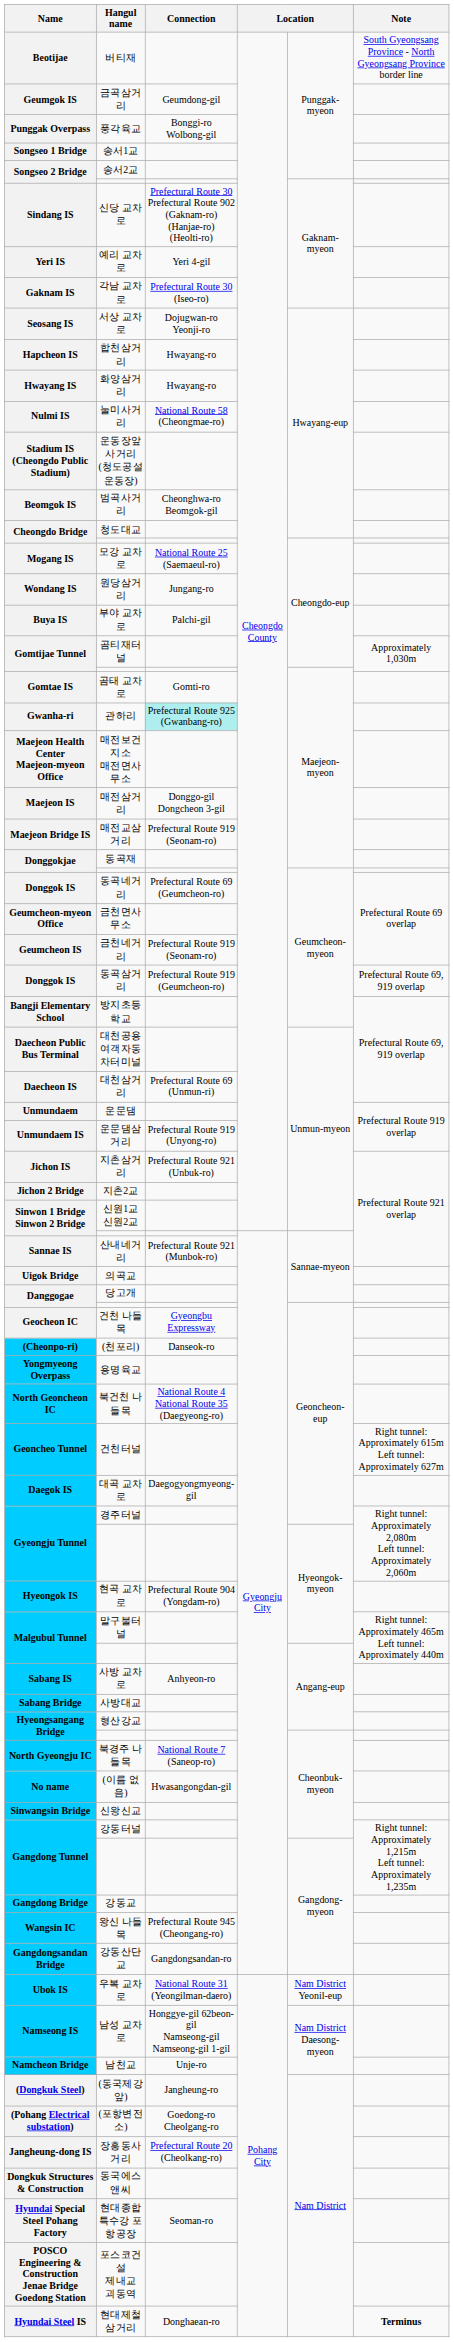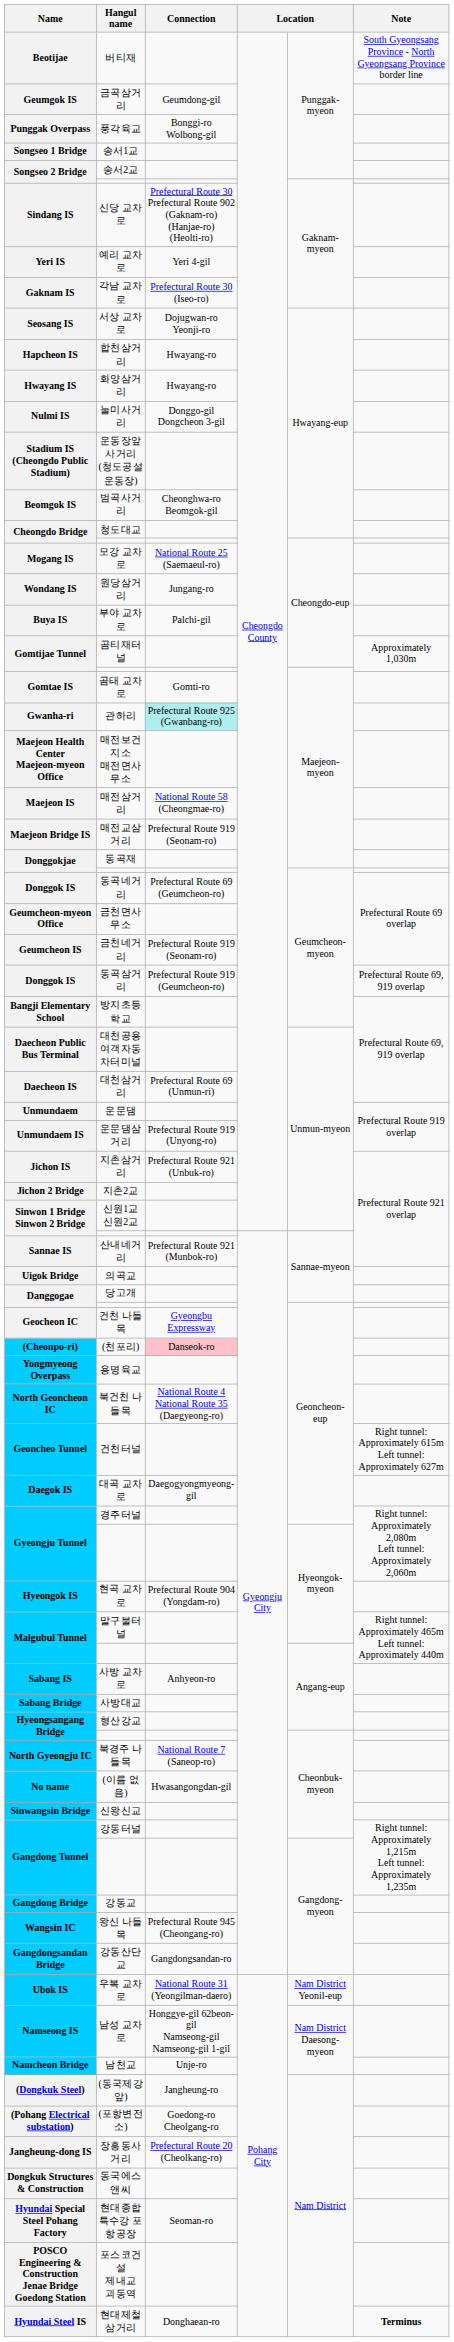(191, 416) National Route 58 (Cheongmae-ro) -> (191, 416) Donggo-gil Dongcheon 3-gil
(191, 803) Donggo-gil Dongcheon 3-gil -> (191, 803) National Route 58 (Cheongmae-ro)
(191, 1346) no background -> (191, 1346) pink background
